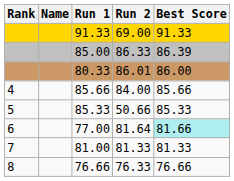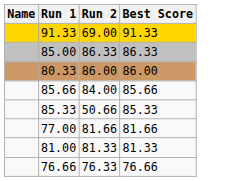- column: (21, 14)
(174, 52) 86.39 -> (140, 52) 86.33
(133, 71) 86.01 -> (99, 71) 86.00
(133, 128) 81.64 -> (99, 128) 81.66
(174, 128) paleturquoise background -> (140, 128) no background
